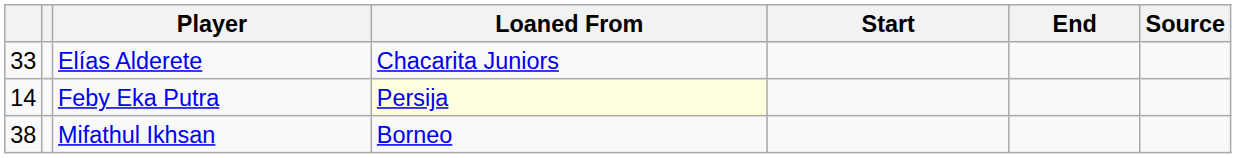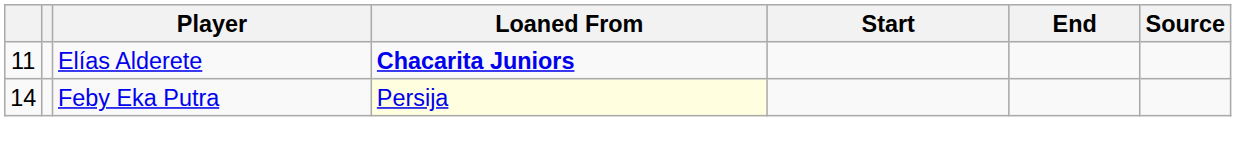(23, 61) 33 -> (23, 61) 11
(468, 61) normal -> (476, 61) bold
- row: (137, 135)
